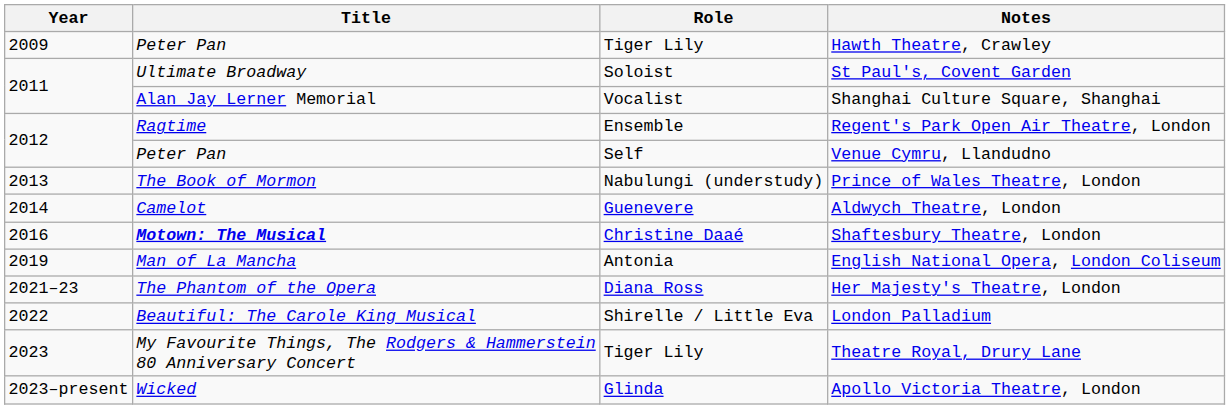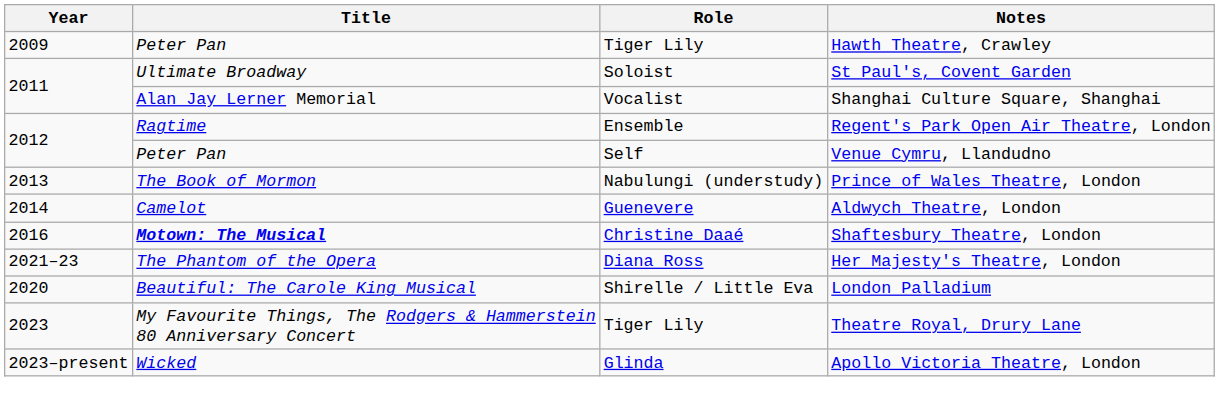- row: (1026, 262)
(29, 317) 2022 -> (29, 289) 2020
